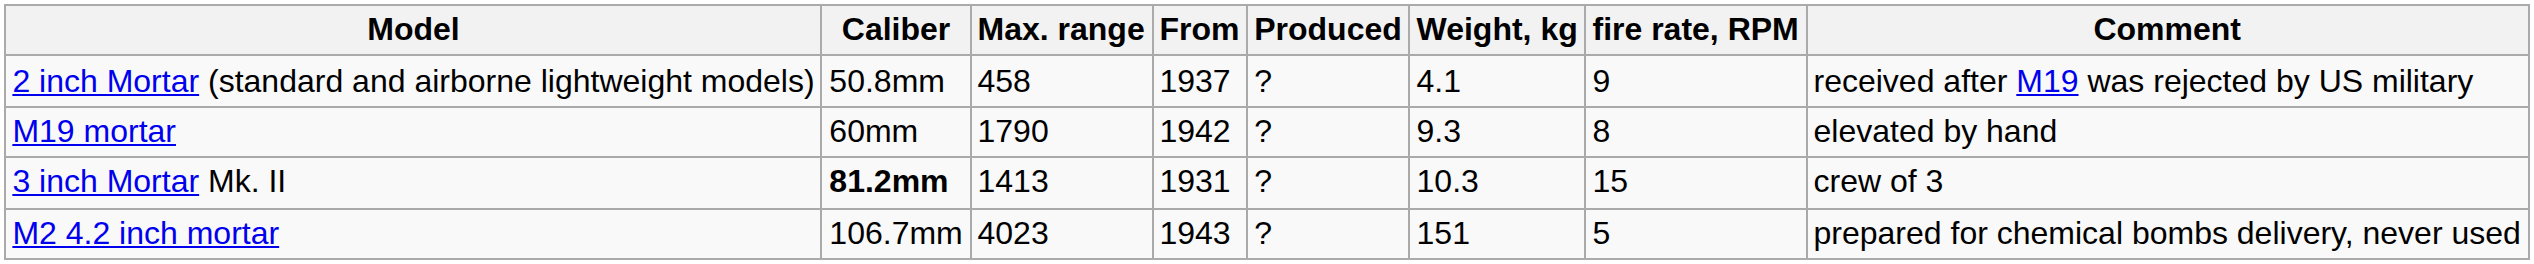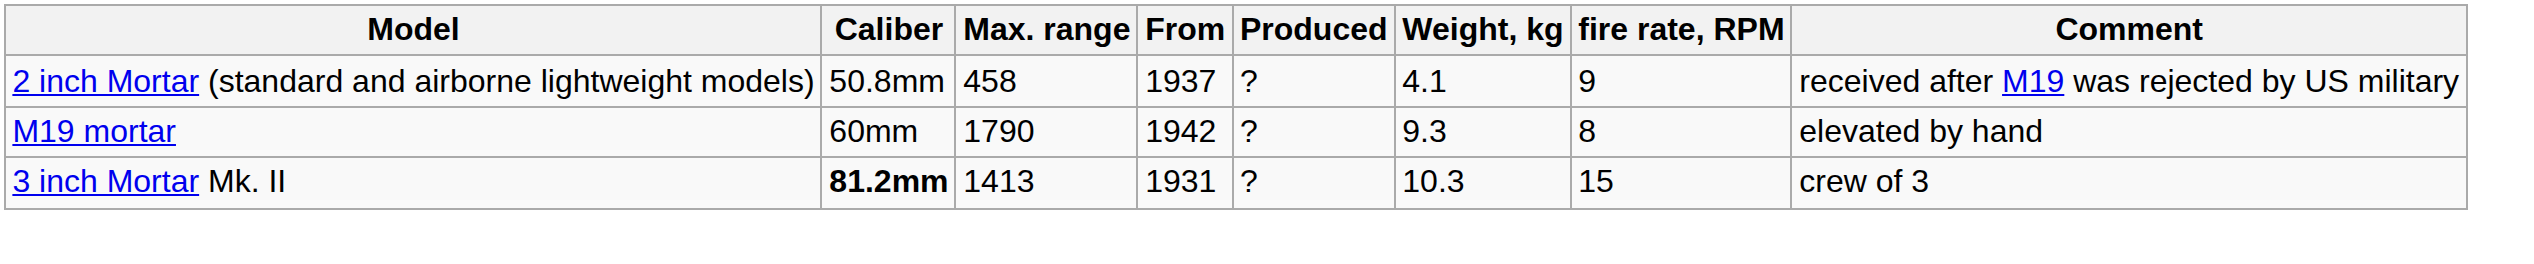- row: (146, 232)
